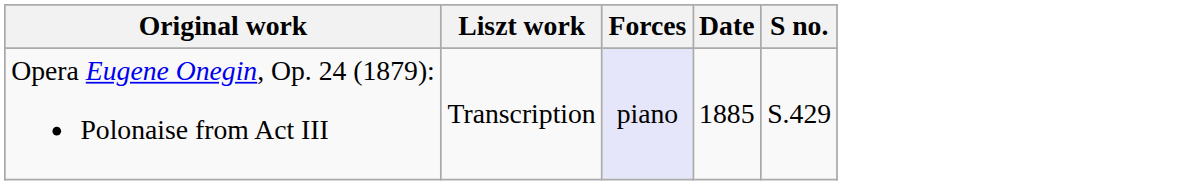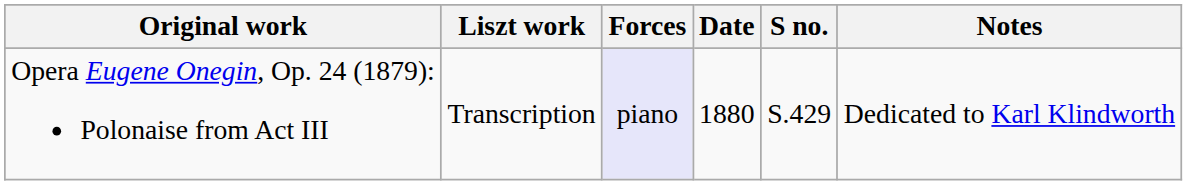+ column: (1009, 26)
(727, 113) 1885 -> (727, 113) 1880
